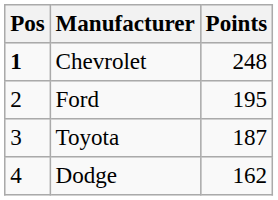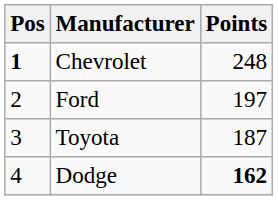(250, 99) 195 -> (250, 99) 197
(250, 176) normal -> (250, 176) bold
